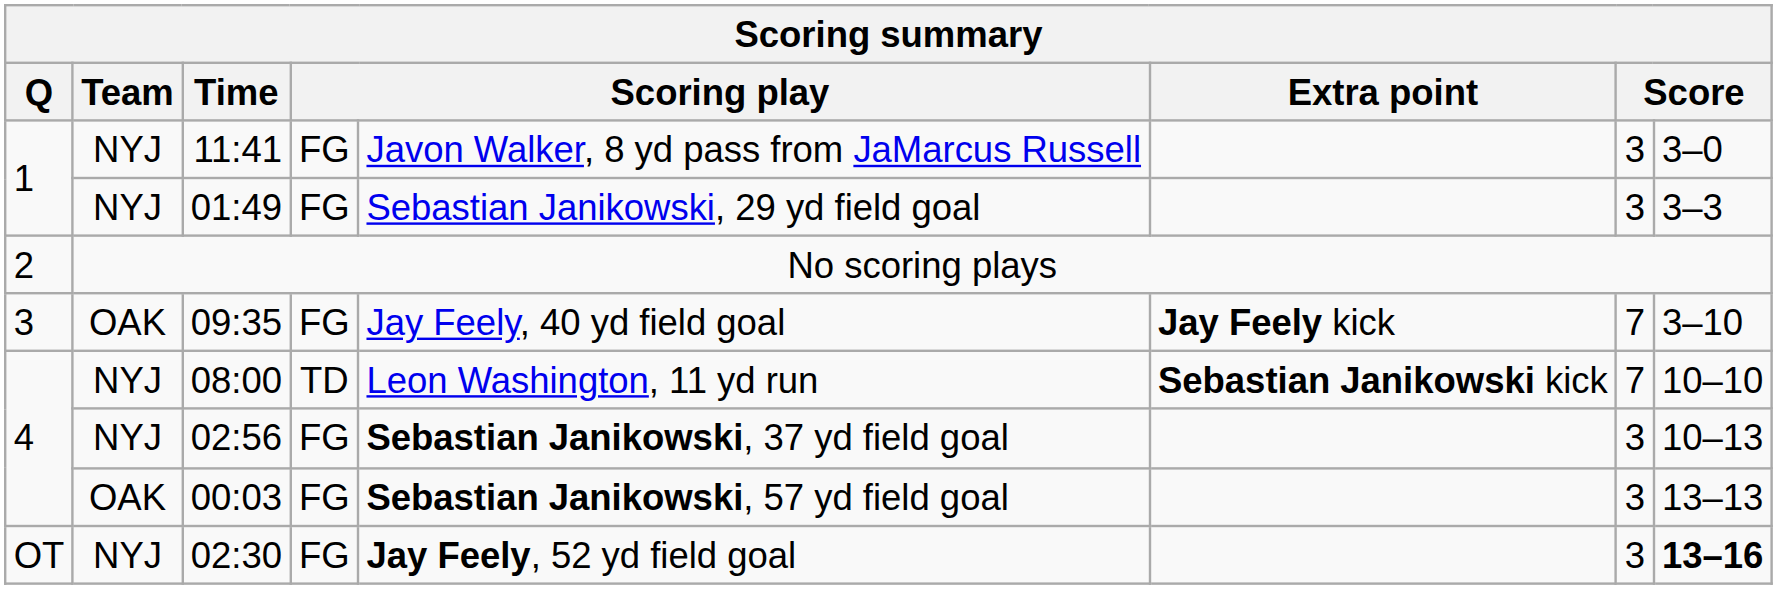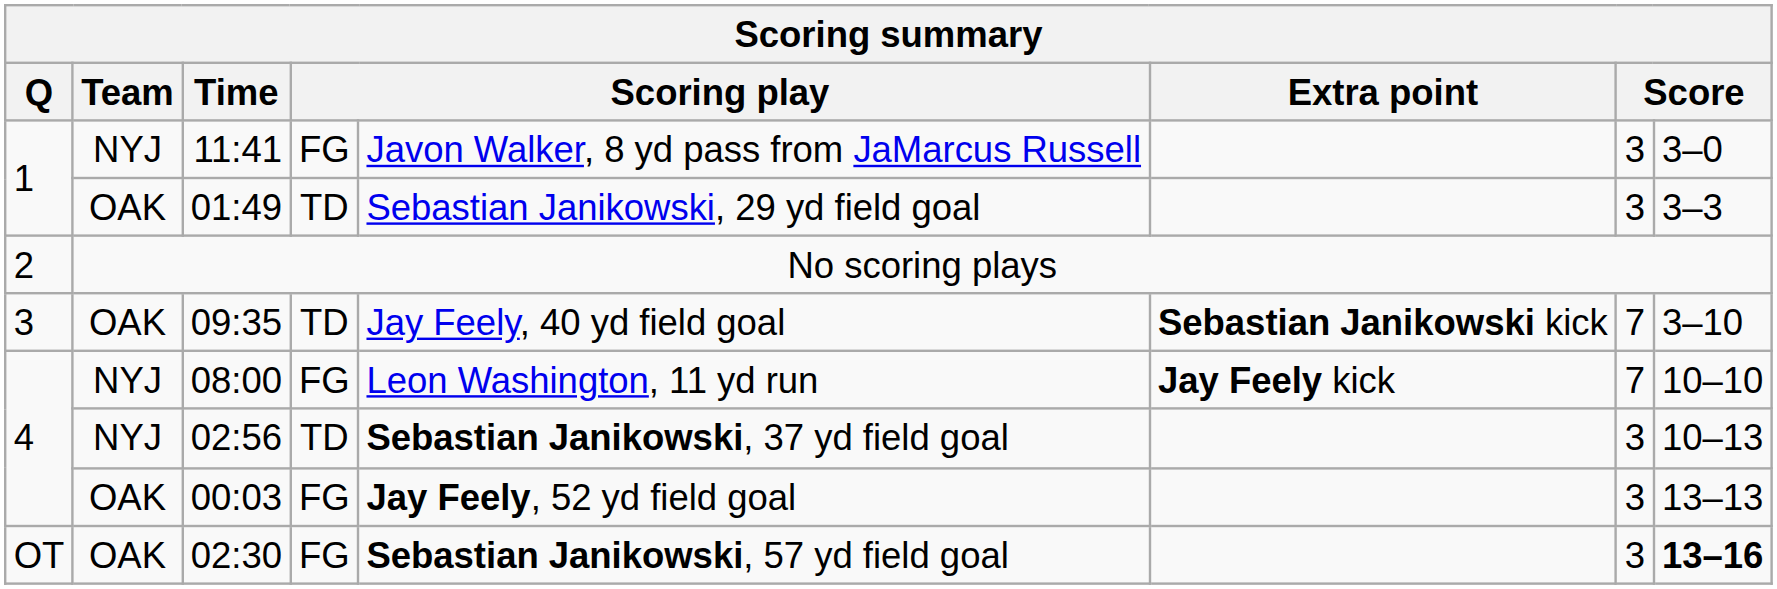(128, 208) NYJ -> (128, 208) OAK
(324, 208) FG -> (324, 208) TD
(324, 323) FG -> (324, 323) TD
(1277, 323) Jay Feely kick -> (1383, 323) Sebastian Janikowski kick
(324, 381) TD -> (324, 381) FG
(1383, 381) Sebastian Janikowski kick -> (1277, 381) Jay Feely kick
(324, 439) FG -> (324, 439) TD
(688, 496) Sebastian Janikowski, 57 yd field goal -> (581, 496) Jay Feely, 52 yd field goal
(128, 554) NYJ -> (128, 554) OAK
(581, 554) Jay Feely, 52 yd field goal -> (688, 554) Sebastian Janikowski, 57 yd field goal
